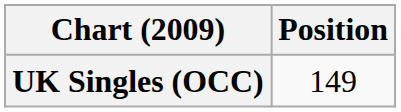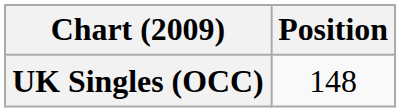(333, 80) 149 -> (333, 80) 148
